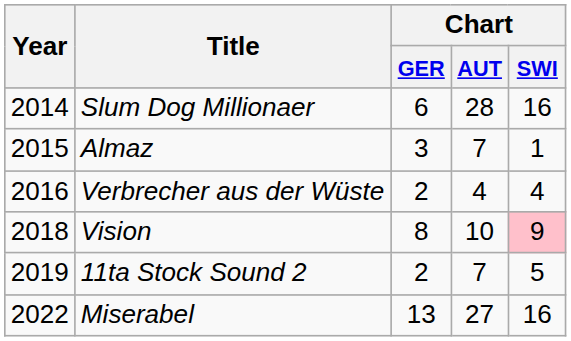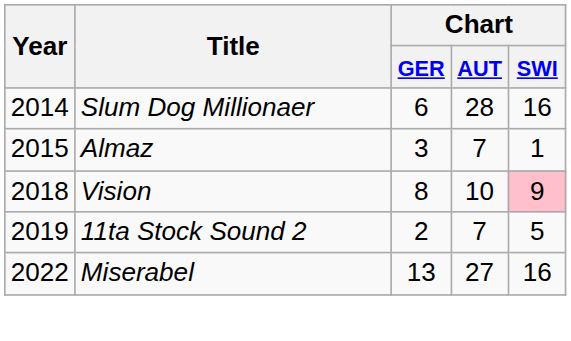- row: (233, 190)
